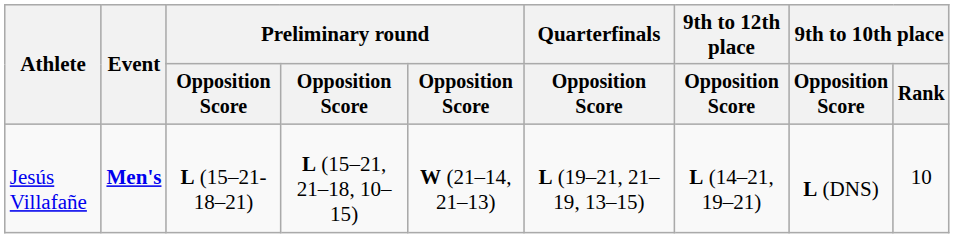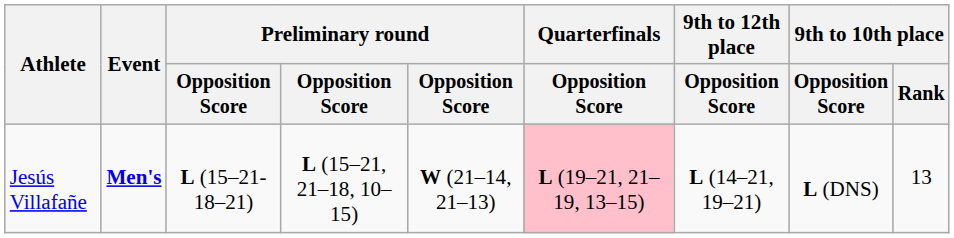(599, 189) no background -> (599, 189) pink background
(921, 177) 10 -> (921, 177) 13
